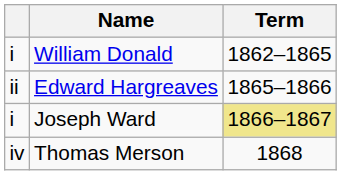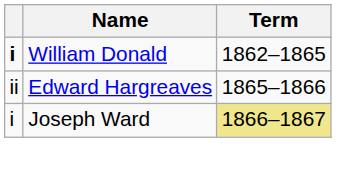(12, 53) normal -> (12, 53) bold
- row: (109, 152)
